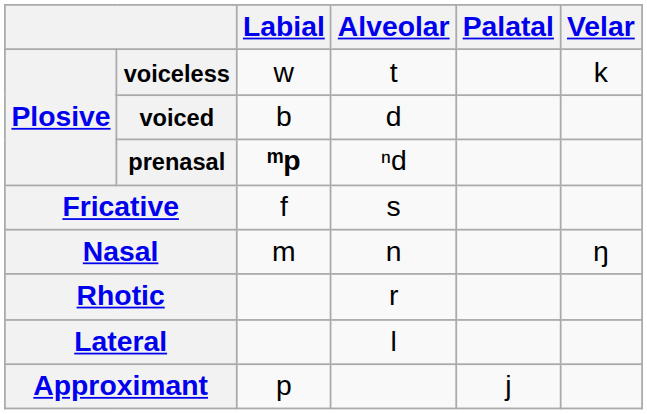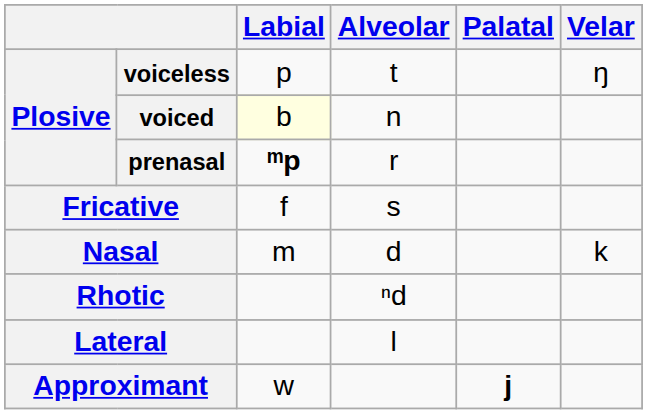(284, 71) w -> (284, 71) p
(601, 71) k -> (601, 71) ŋ
(284, 116) no background -> (284, 116) lightyellow background
(394, 116) d -> (394, 116) n
(394, 161) ⁿd -> (394, 161) r
(394, 251) n -> (394, 251) d
(601, 251) ŋ -> (601, 251) k
(394, 296) r -> (394, 296) ⁿd
(284, 386) p -> (284, 386) w
(508, 386) normal -> (508, 386) bold
